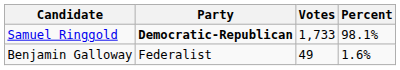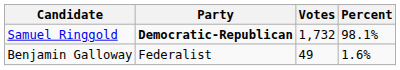(317, 34) 1,733 -> (317, 34) 1,732
